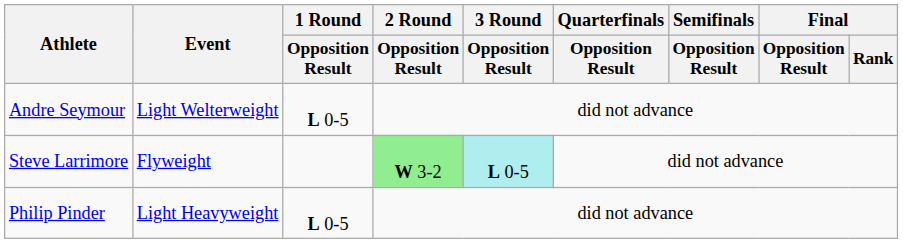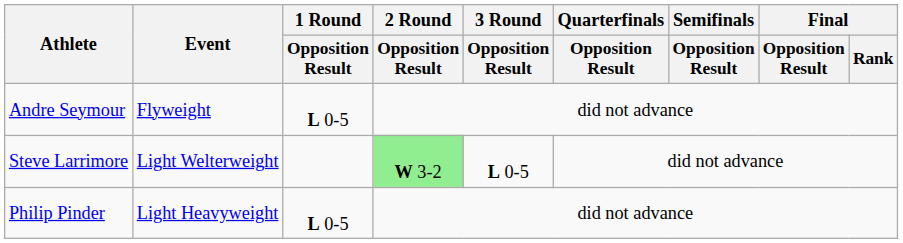(208, 109) Light Welterweight -> (174, 109) Flyweight
(174, 161) Flyweight -> (208, 161) Light Welterweight
(508, 172) paleturquoise background -> (508, 172) no background
